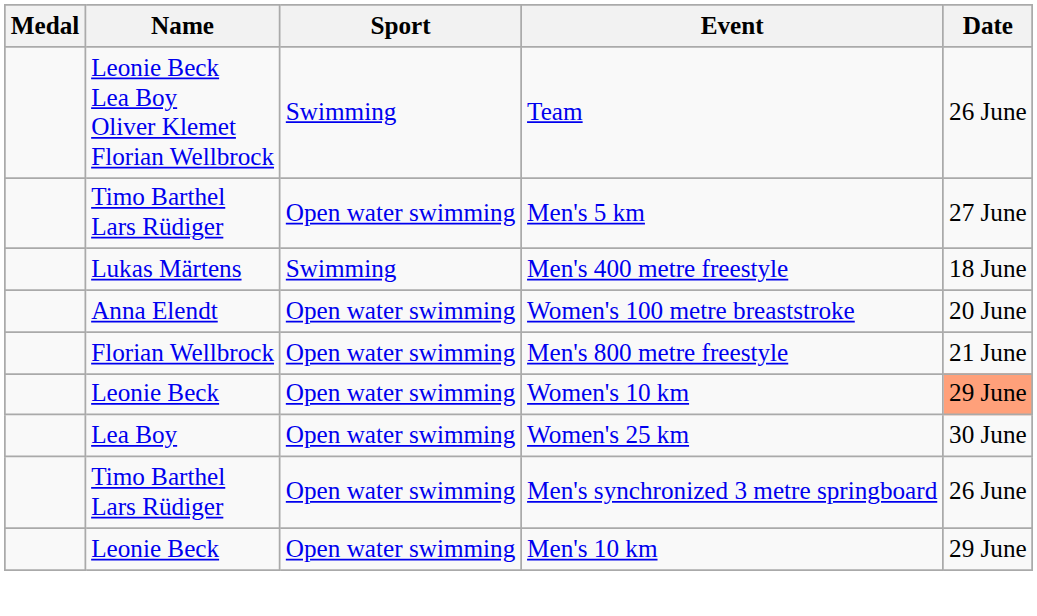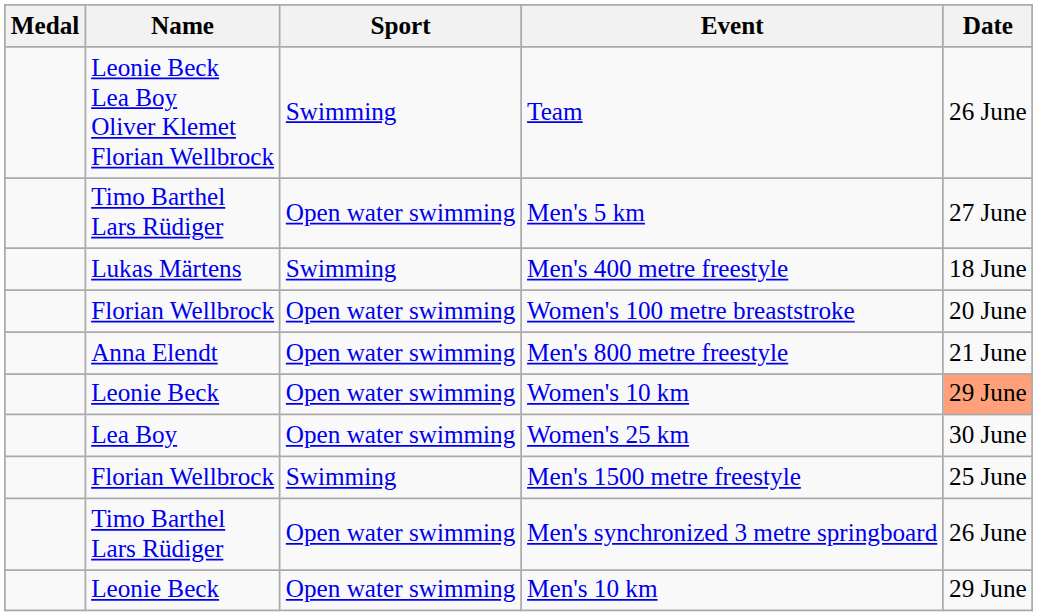(154, 310) Anna Elendt -> (183, 310) Florian Wellbrock
(183, 352) Florian Wellbrock -> (154, 352) Anna Elendt
+ row: (664, 477)
